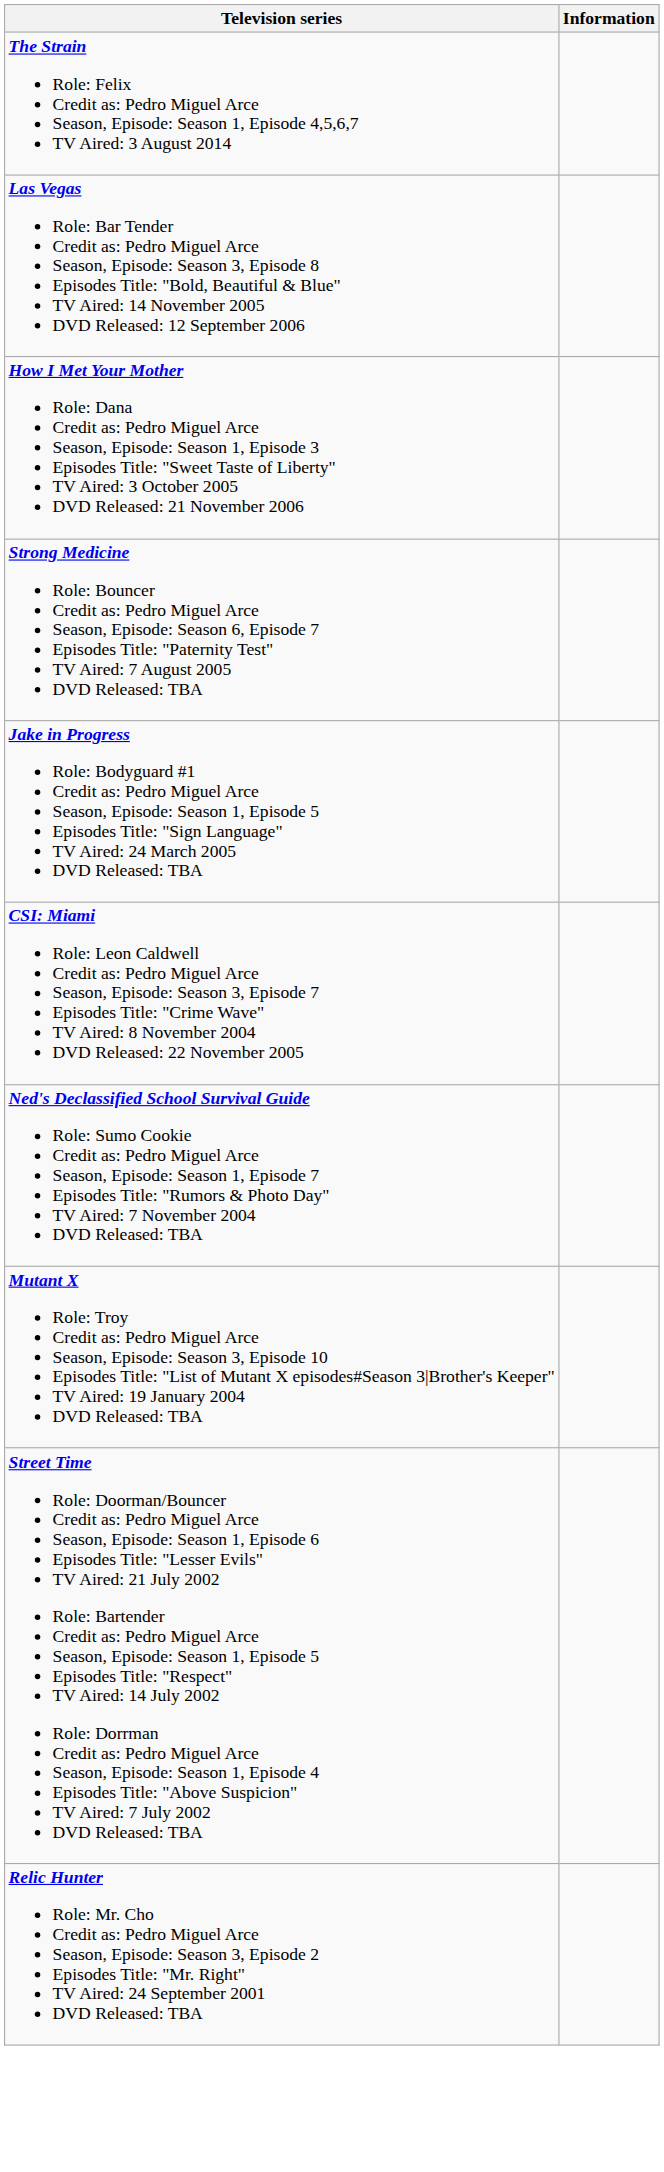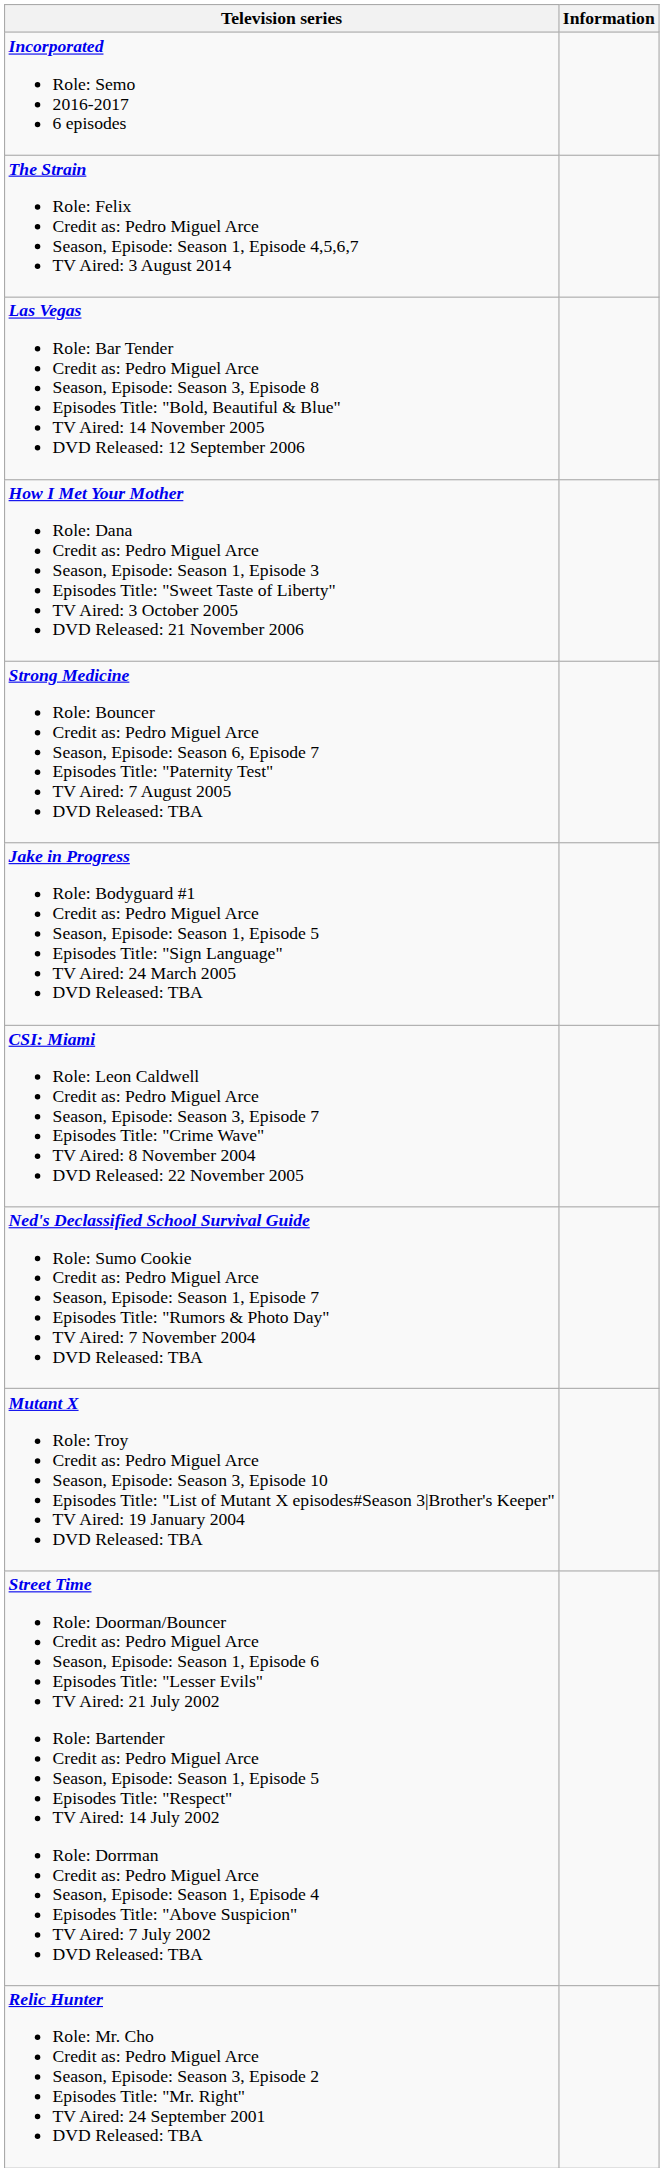+ row: (282, 85)
